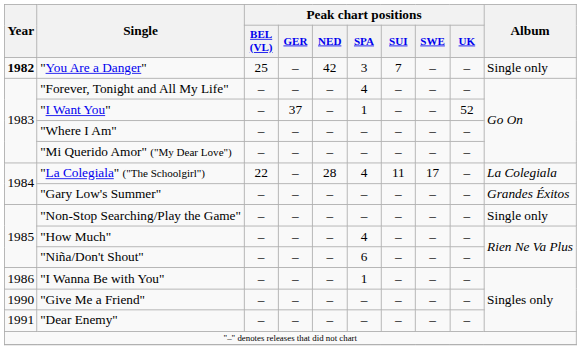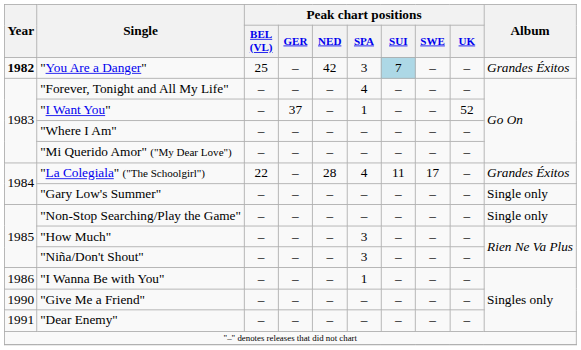(398, 67) no background -> (398, 67) lightblue background
(518, 67) Single only -> (528, 67) Grandes Éxitos
(522, 173) La Colegiala -> (528, 173) Grandes Éxitos
(528, 194) Grandes Éxitos -> (518, 194) Single only
(364, 236) 4 -> (364, 236) 3
(364, 257) 6 -> (364, 257) 3
